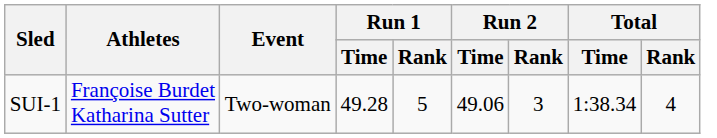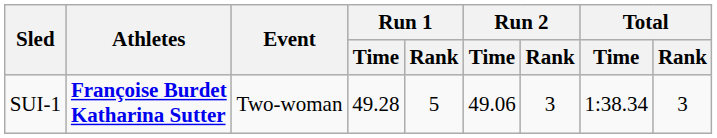(143, 103) normal -> (149, 103) bold
(671, 103) 4 -> (682, 103) 3
